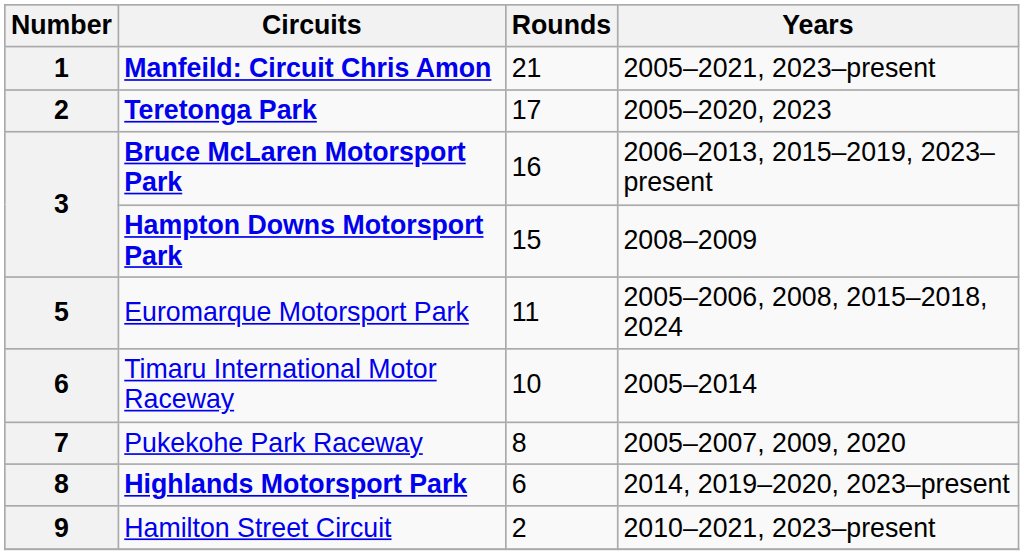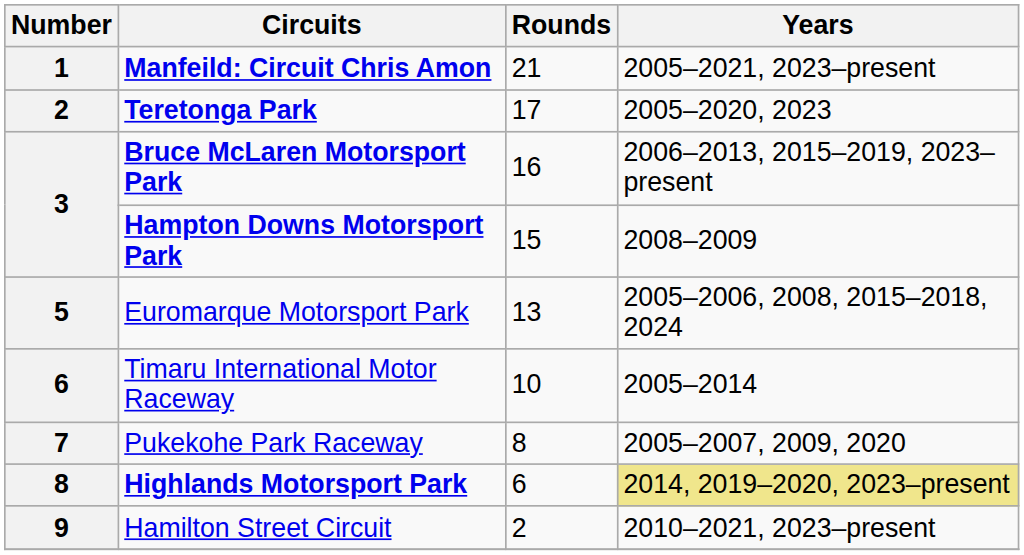(526, 312) 11 -> (527, 312) 13
(817, 484) no background -> (817, 484) khaki background
